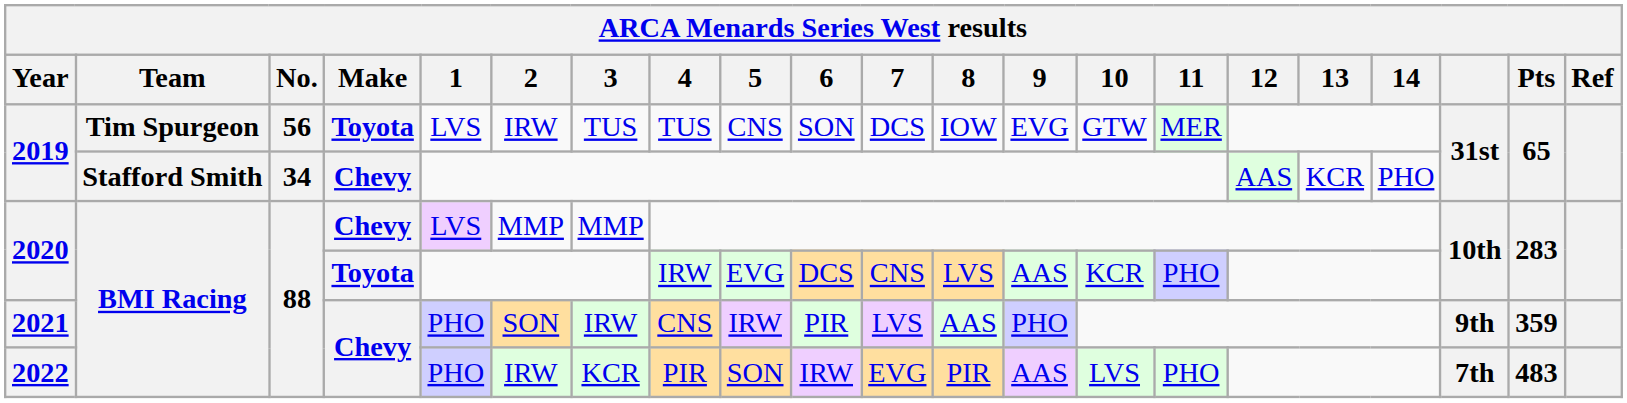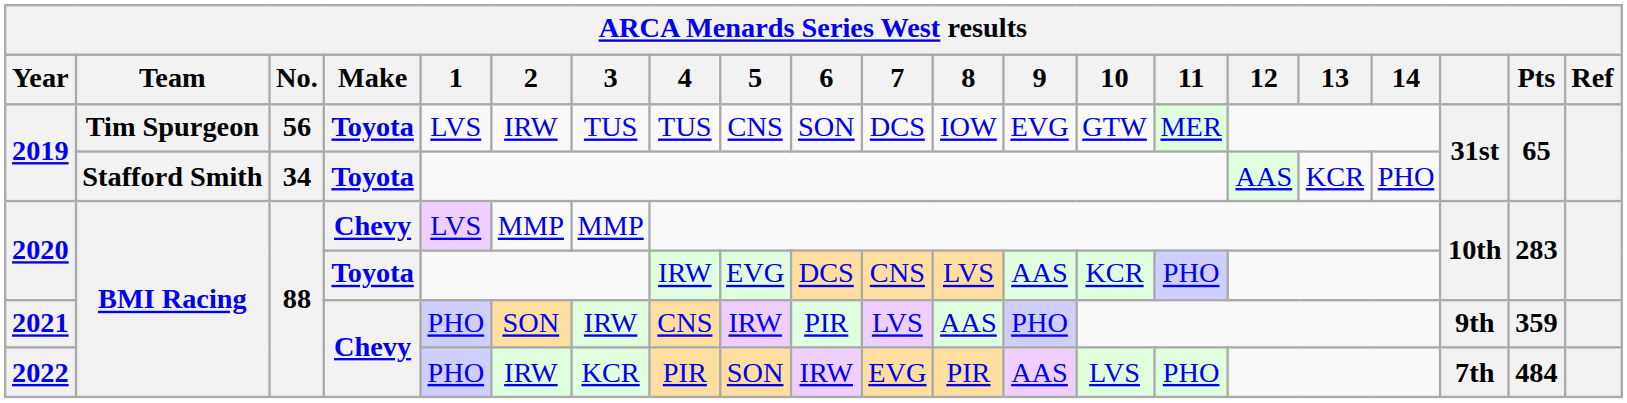(373, 176) Chevy -> (373, 176) Toyota
(1536, 372) 483 -> (1536, 372) 484
